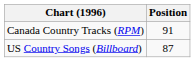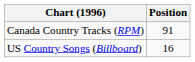(168, 48) 87 -> (168, 48) 16
